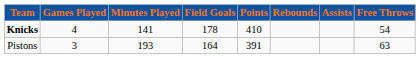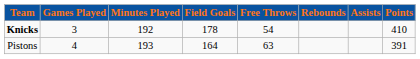columns swapped: (385, 12) <-> (254, 12)
(74, 29) 4 -> (74, 29) 3
(145, 29) 141 -> (145, 29) 192
(74, 45) 3 -> (74, 45) 4
